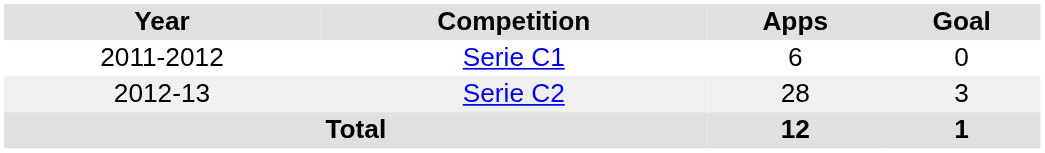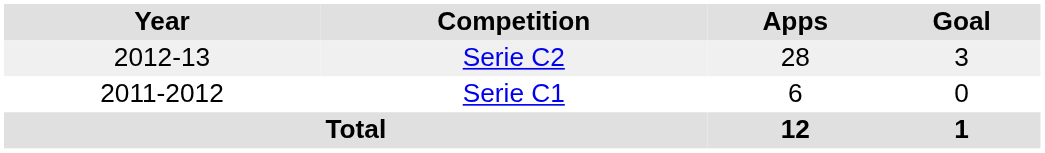rows swapped: (514, 57) <-> (514, 93)
